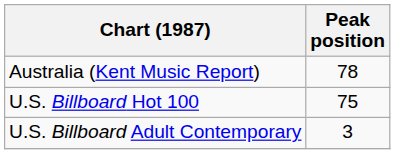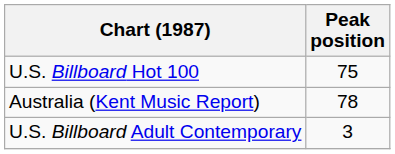rows swapped: (134, 71) <-> (104, 102)
